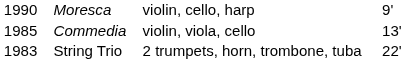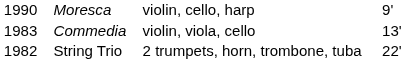(21, 30) 1985 -> (21, 30) 1983
(21, 51) 1983 -> (21, 51) 1982
